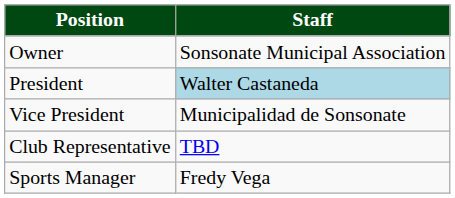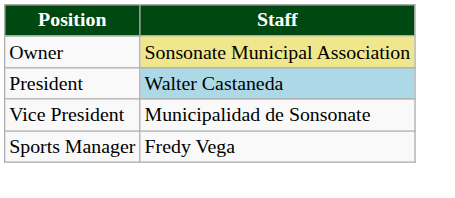(313, 51) no background -> (277, 51) khaki background
- row: (90, 146)
